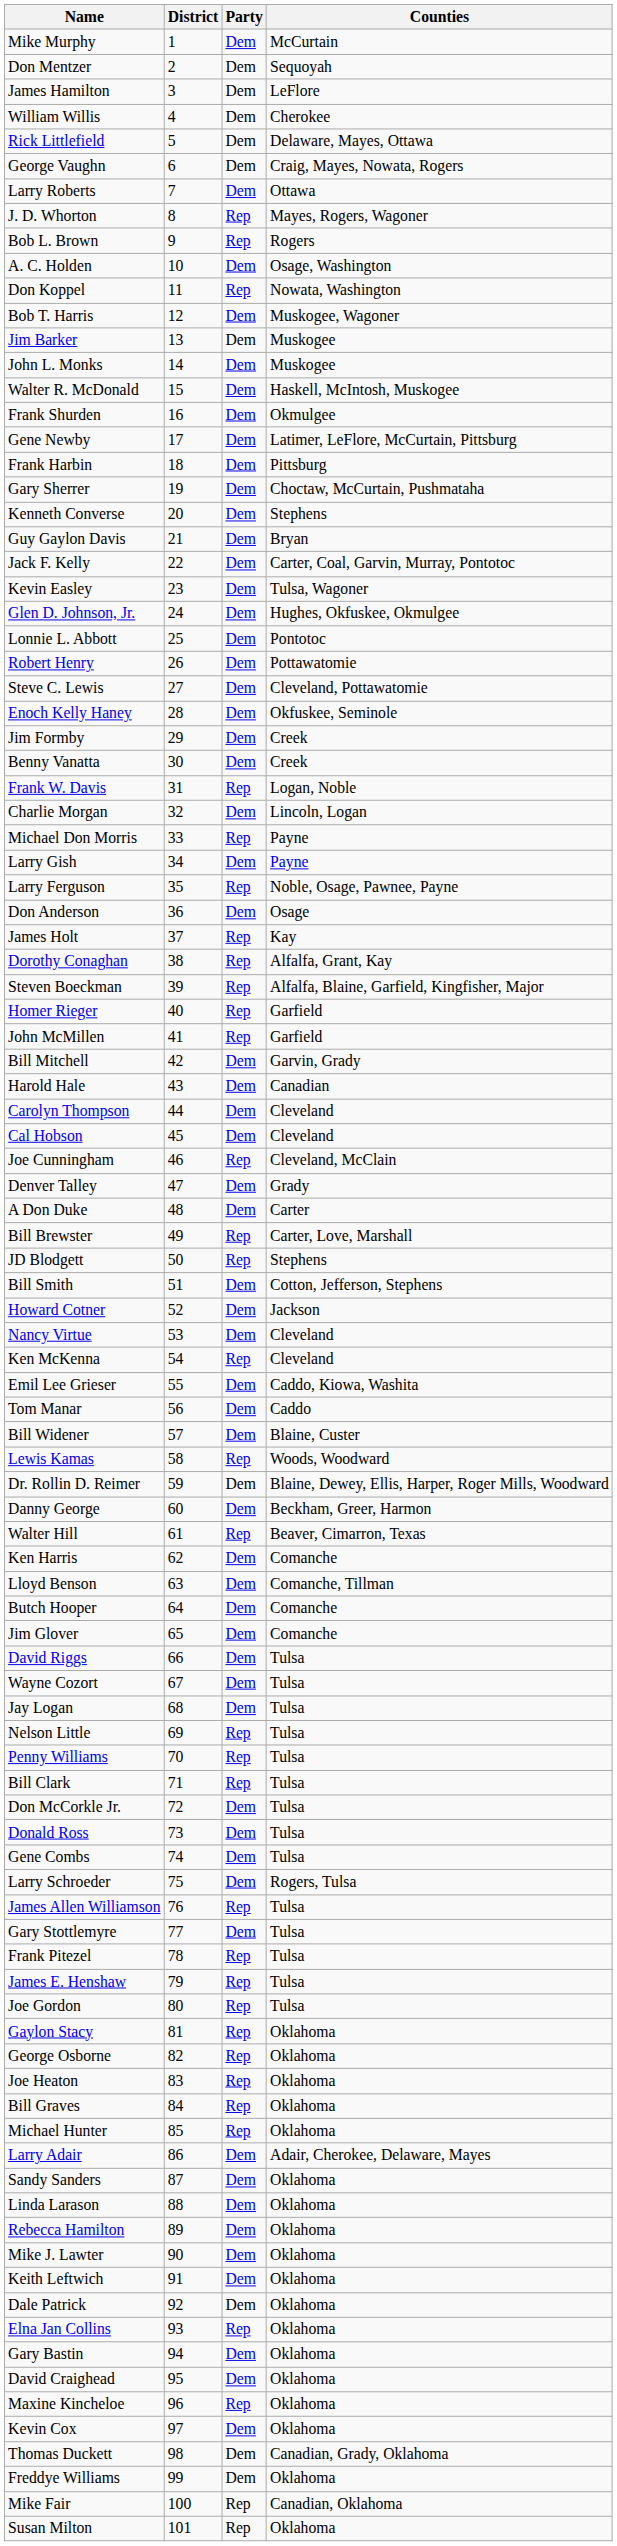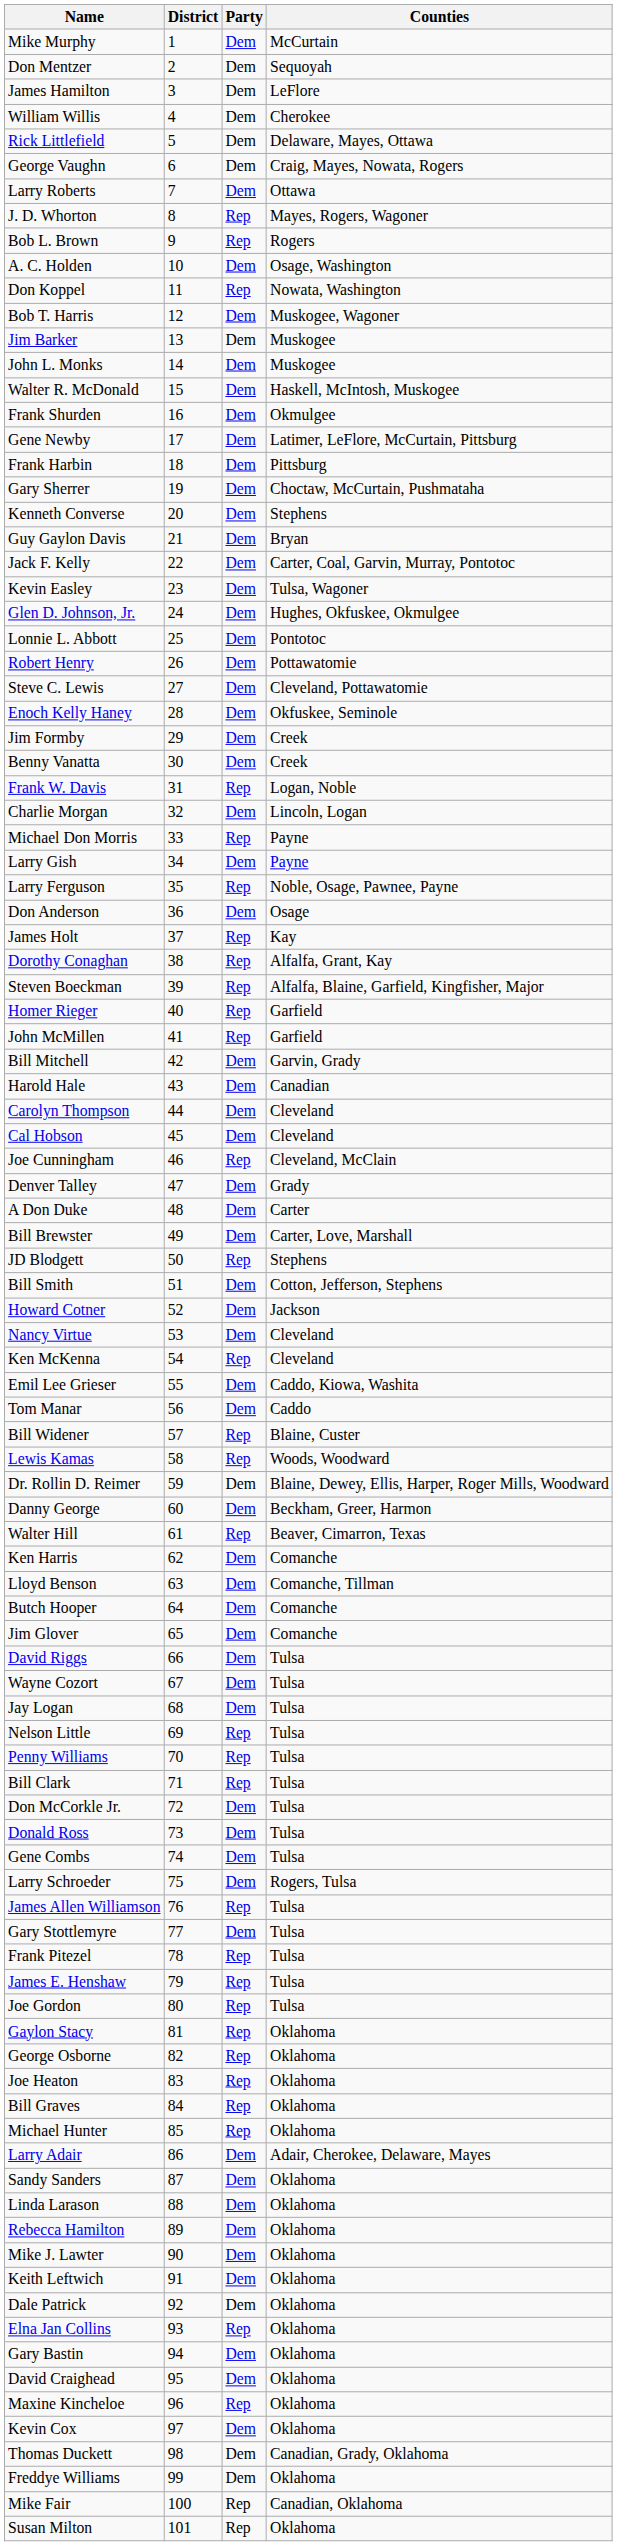(238, 1235) Rep -> (241, 1235) Dem
(241, 1434) Dem -> (238, 1434) Rep
